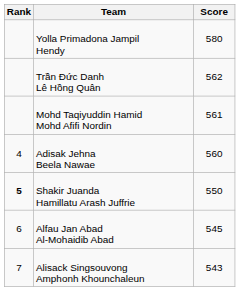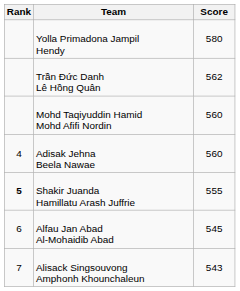(214, 115) 561 -> (214, 115) 560
(214, 191) 550 -> (214, 191) 555
